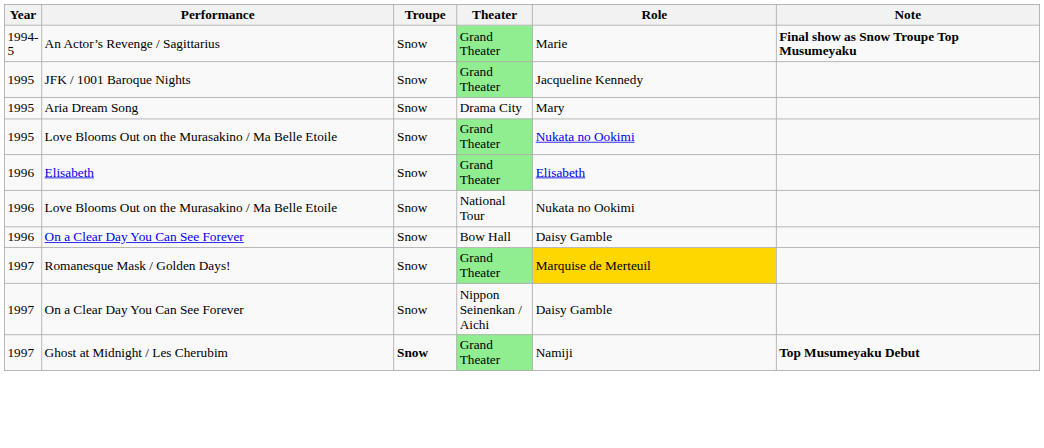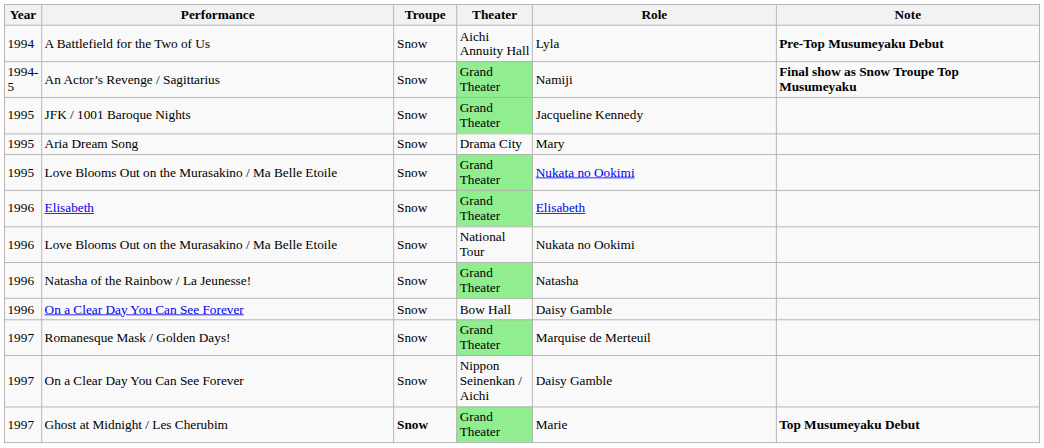+ row: (127, 43)
(552, 43) Marie -> (554, 79) Namiji
+ row: (148, 280)
(593, 265) gold background -> (593, 337) no background
(554, 352) Namiji -> (552, 424) Marie
